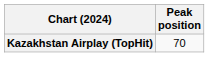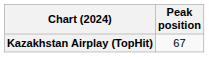(179, 43) 70 -> (179, 43) 67
